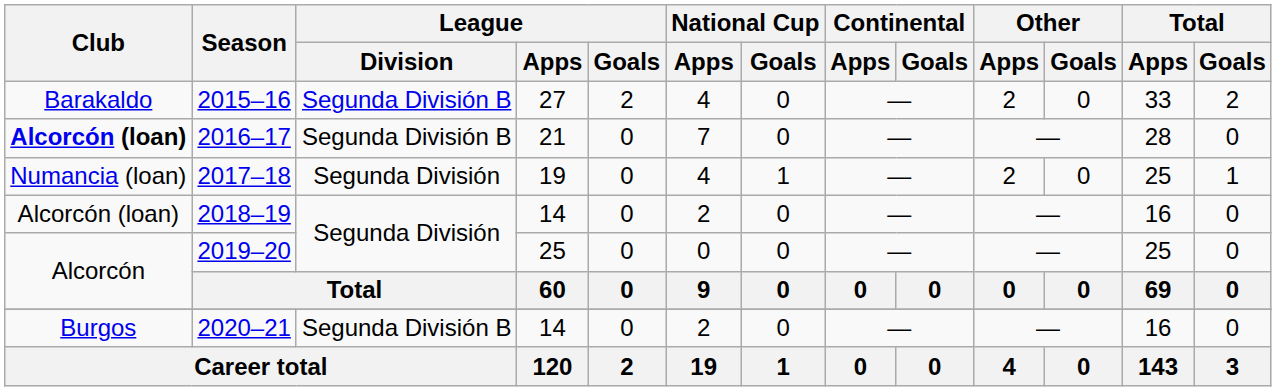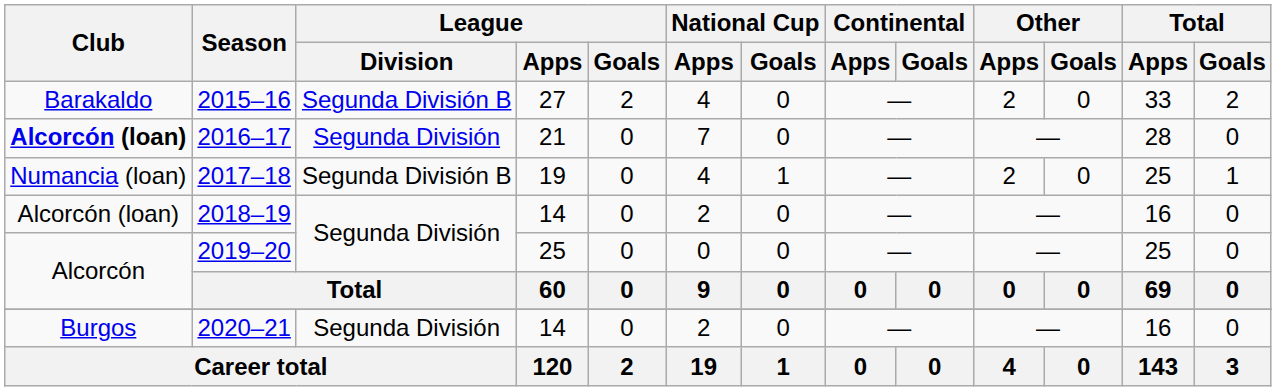(407, 137) Segunda División B -> (407, 137) Segunda División
(407, 175) Segunda División -> (407, 175) Segunda División B
(407, 328) Segunda División B -> (407, 328) Segunda División
